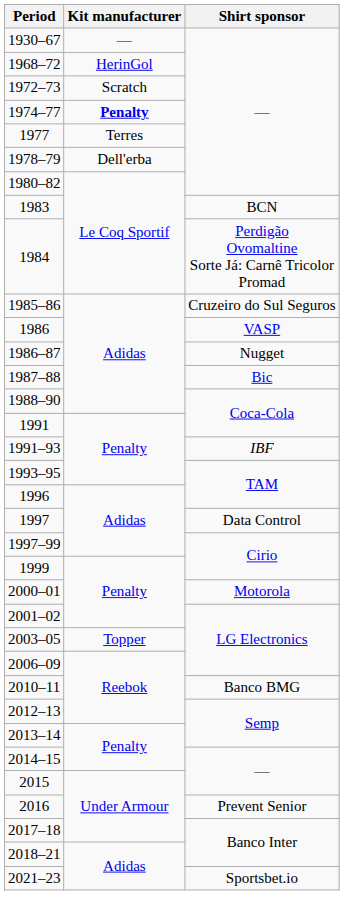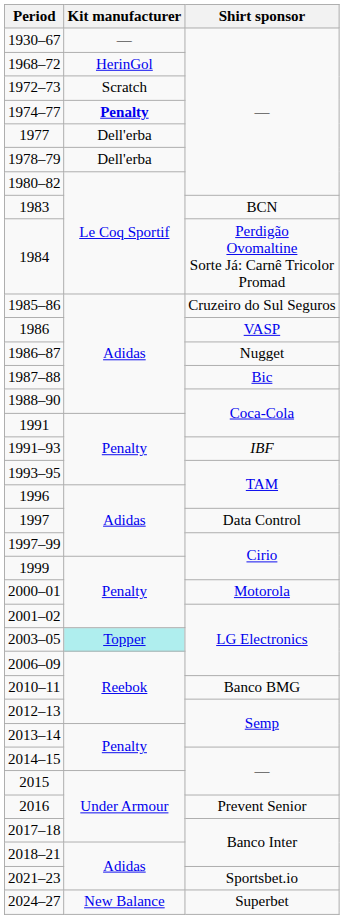(124, 135) Terres -> (124, 135) Dell'erba
(124, 639) no background -> (124, 639) paleturquoise background
+ row: (34, 902)
